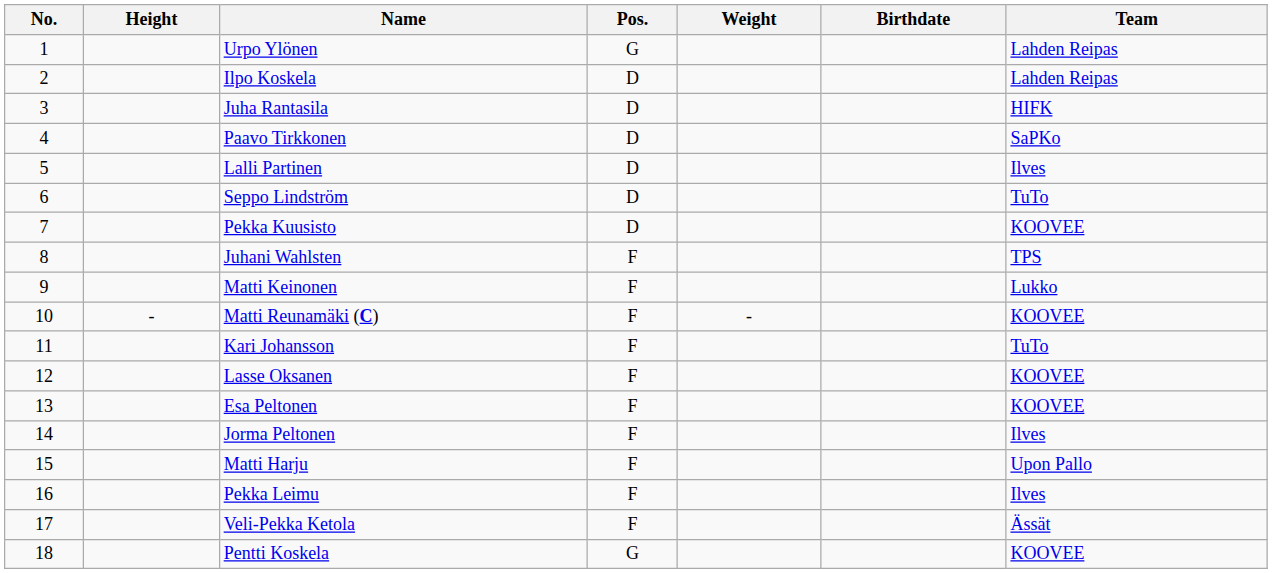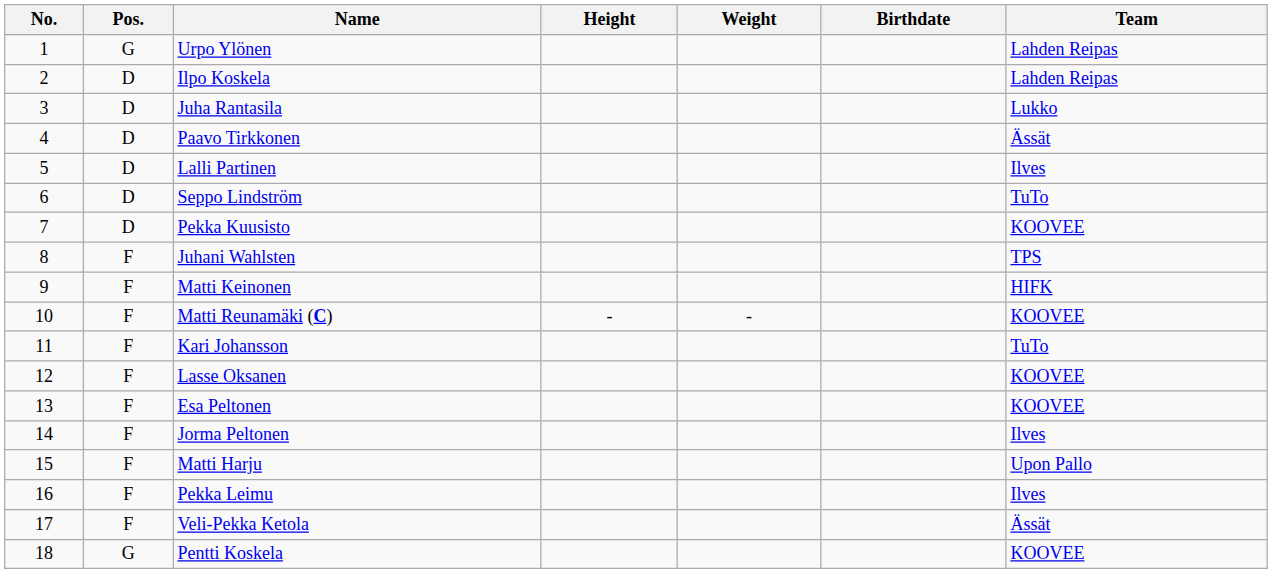columns swapped: (633, 19) <-> (151, 19)
(1031, 108) HIFK -> (1034, 108) Lukko
(1035, 138) SaPKo -> (1030, 138) Ässät
(1034, 286) Lukko -> (1031, 286) HIFK
